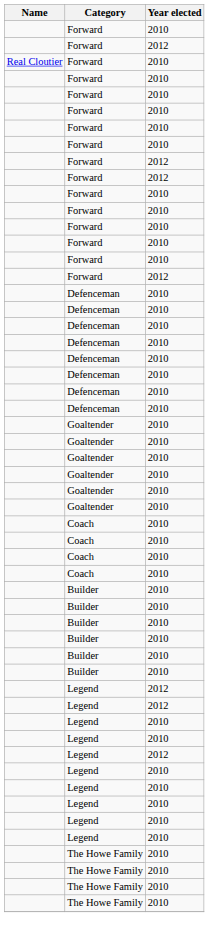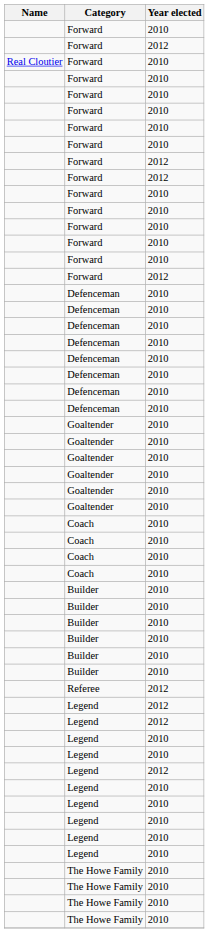+ row: (83, 688)
